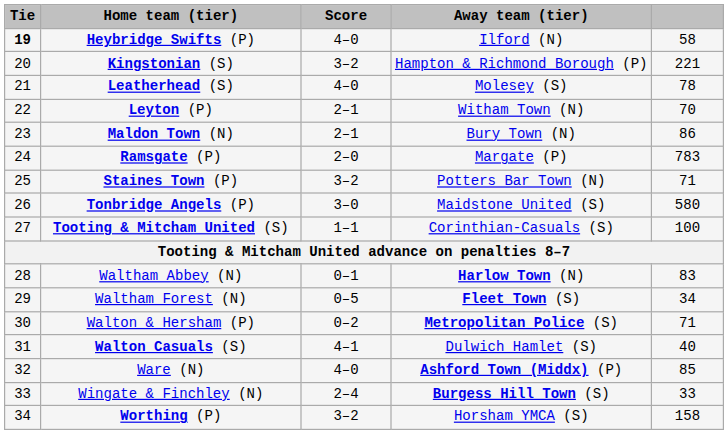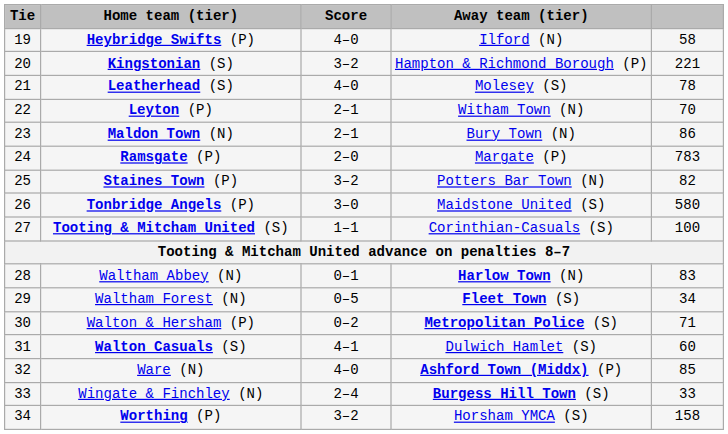(23, 40) bold -> (23, 40) normal
(687, 181) 71 -> (687, 181) 82
(687, 346) 40 -> (687, 346) 60
